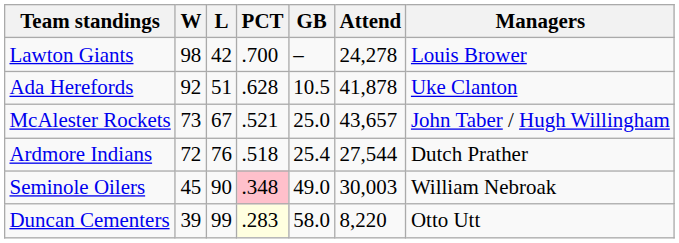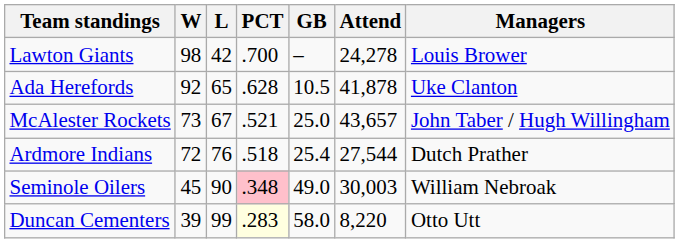(221, 87) 51 -> (221, 87) 65
